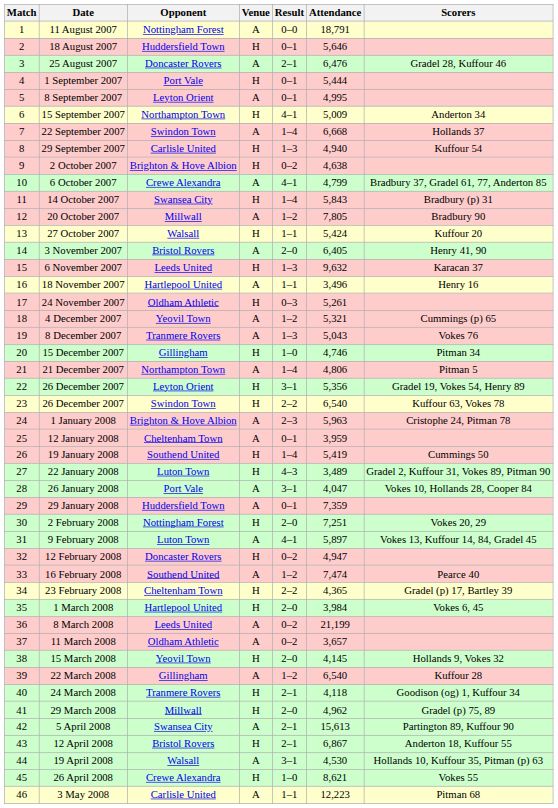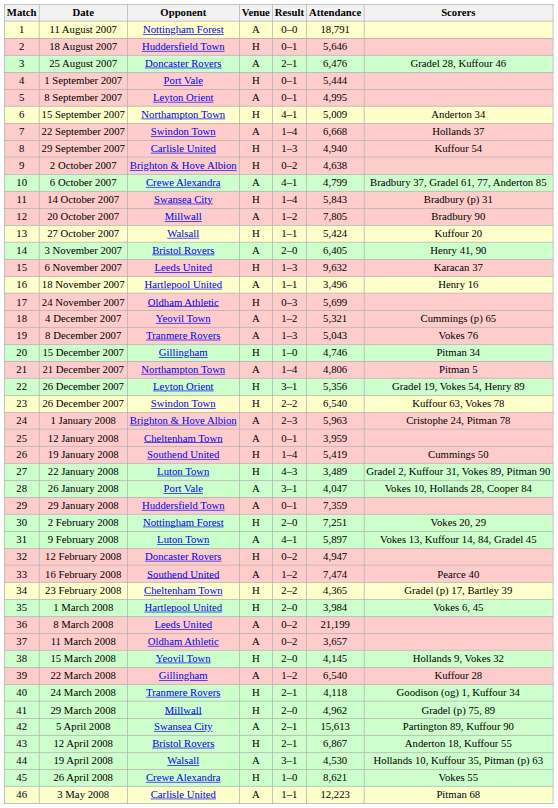(335, 302) 5,261 -> (335, 302) 5,699
